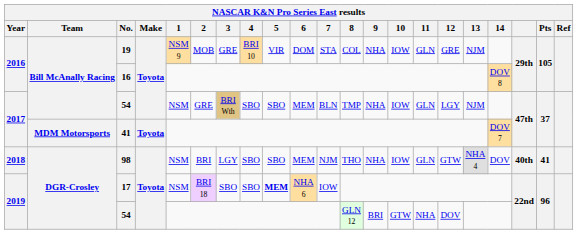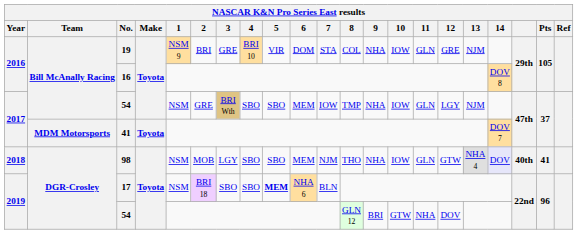(204, 50) MOB -> (204, 50) BRI
(328, 105) BLN -> (328, 105) IOW
(204, 160) BRI -> (204, 160) MOB
(500, 160) no background -> (500, 160) lavender background
(328, 188) IOW -> (328, 188) BLN
